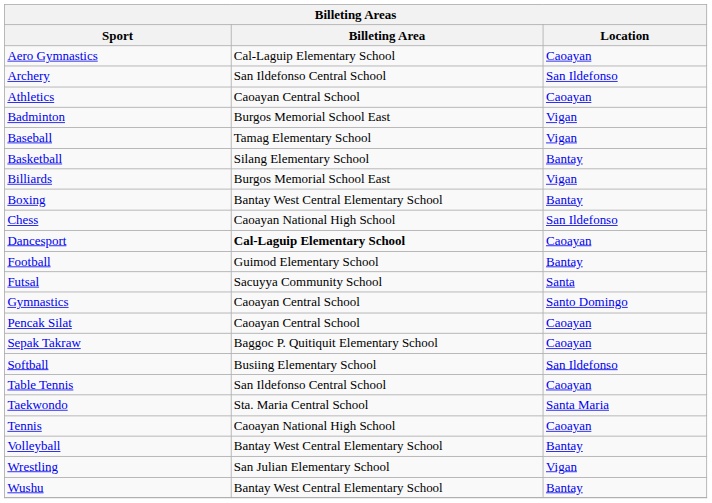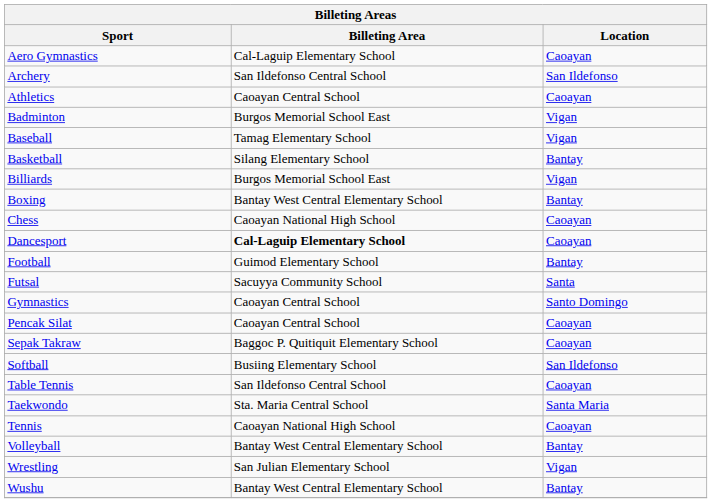(582, 220) San Ildefonso -> (569, 220) Caoayan
